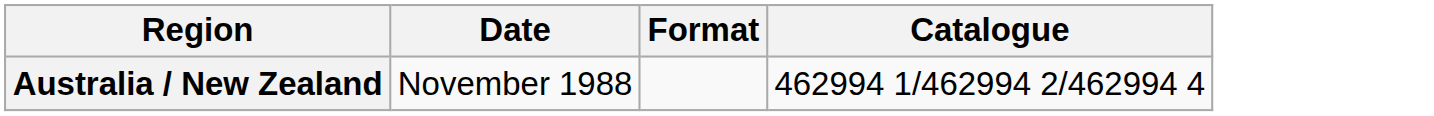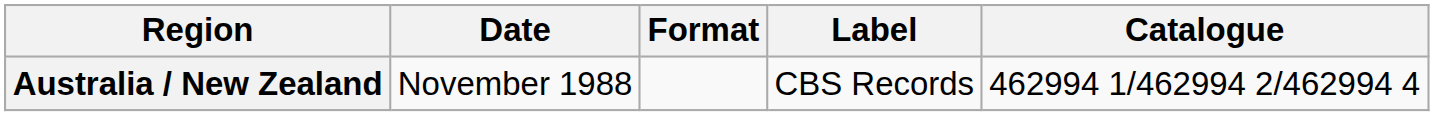+ column: (874, 30)
